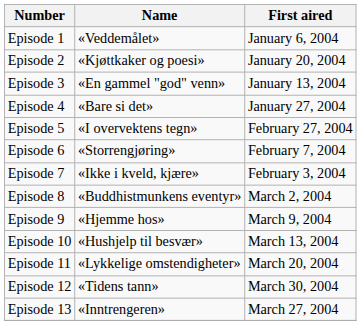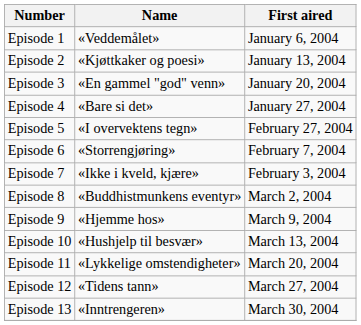(297, 60) January 20, 2004 -> (297, 60) January 13, 2004
(297, 83) January 13, 2004 -> (297, 83) January 20, 2004
(293, 286) March 30, 2004 -> (293, 286) March 27, 2004
(293, 309) March 27, 2004 -> (293, 309) March 30, 2004
